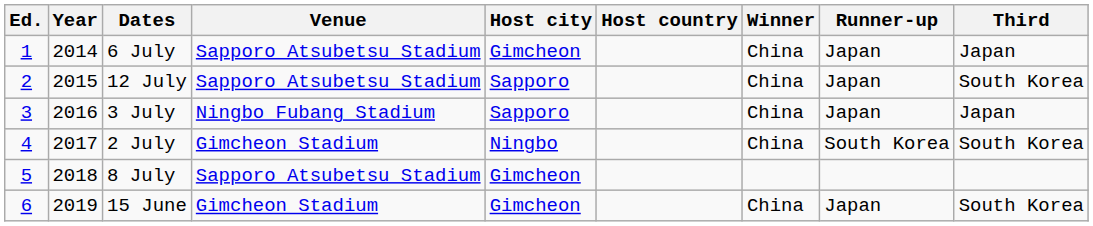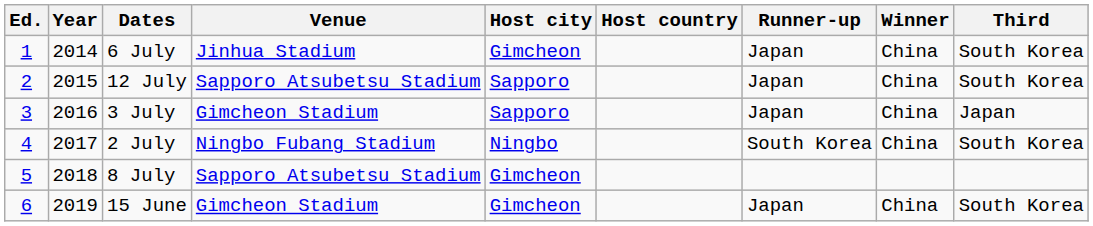columns swapped: (781, 20) <-> (887, 20)
(338, 51) Sapporo Atsubetsu Stadium -> (276, 51) Jinhua Stadium
(987, 51) Japan -> (1021, 51) South Korea
(315, 113) Ningbo Fubang Stadium -> (287, 113) Gimcheon Stadium
(287, 144) Gimcheon Stadium -> (315, 144) Ningbo Fubang Stadium
